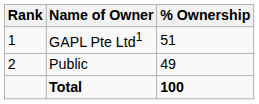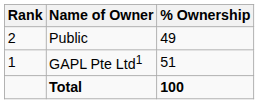rows swapped: (96, 40) <-> (69, 64)
